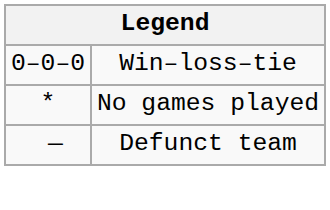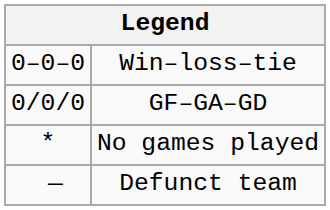+ row: (208, 105)
